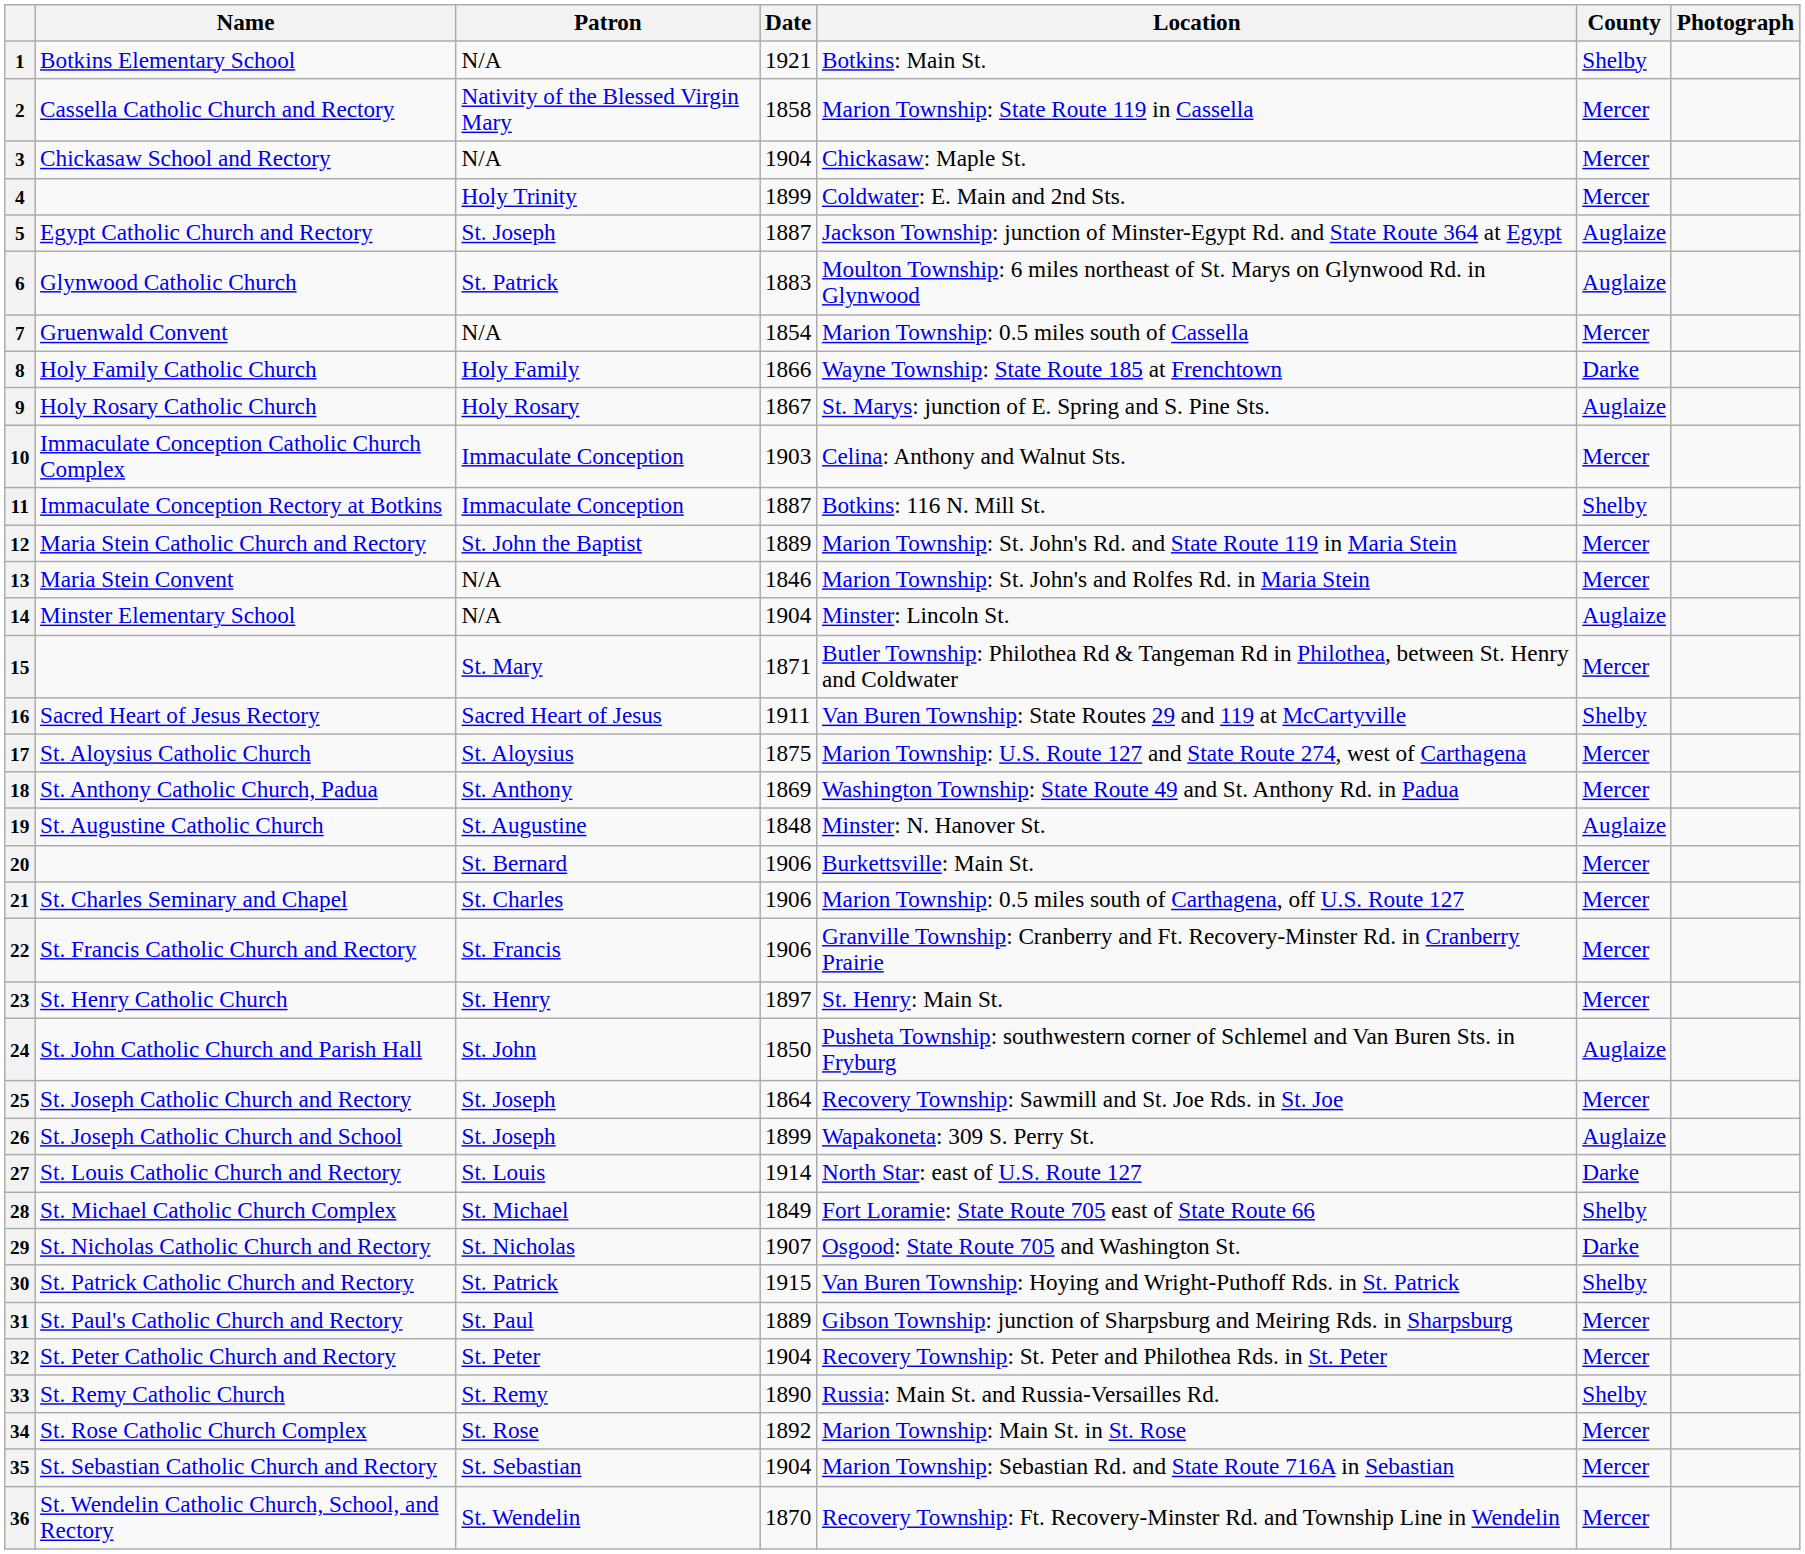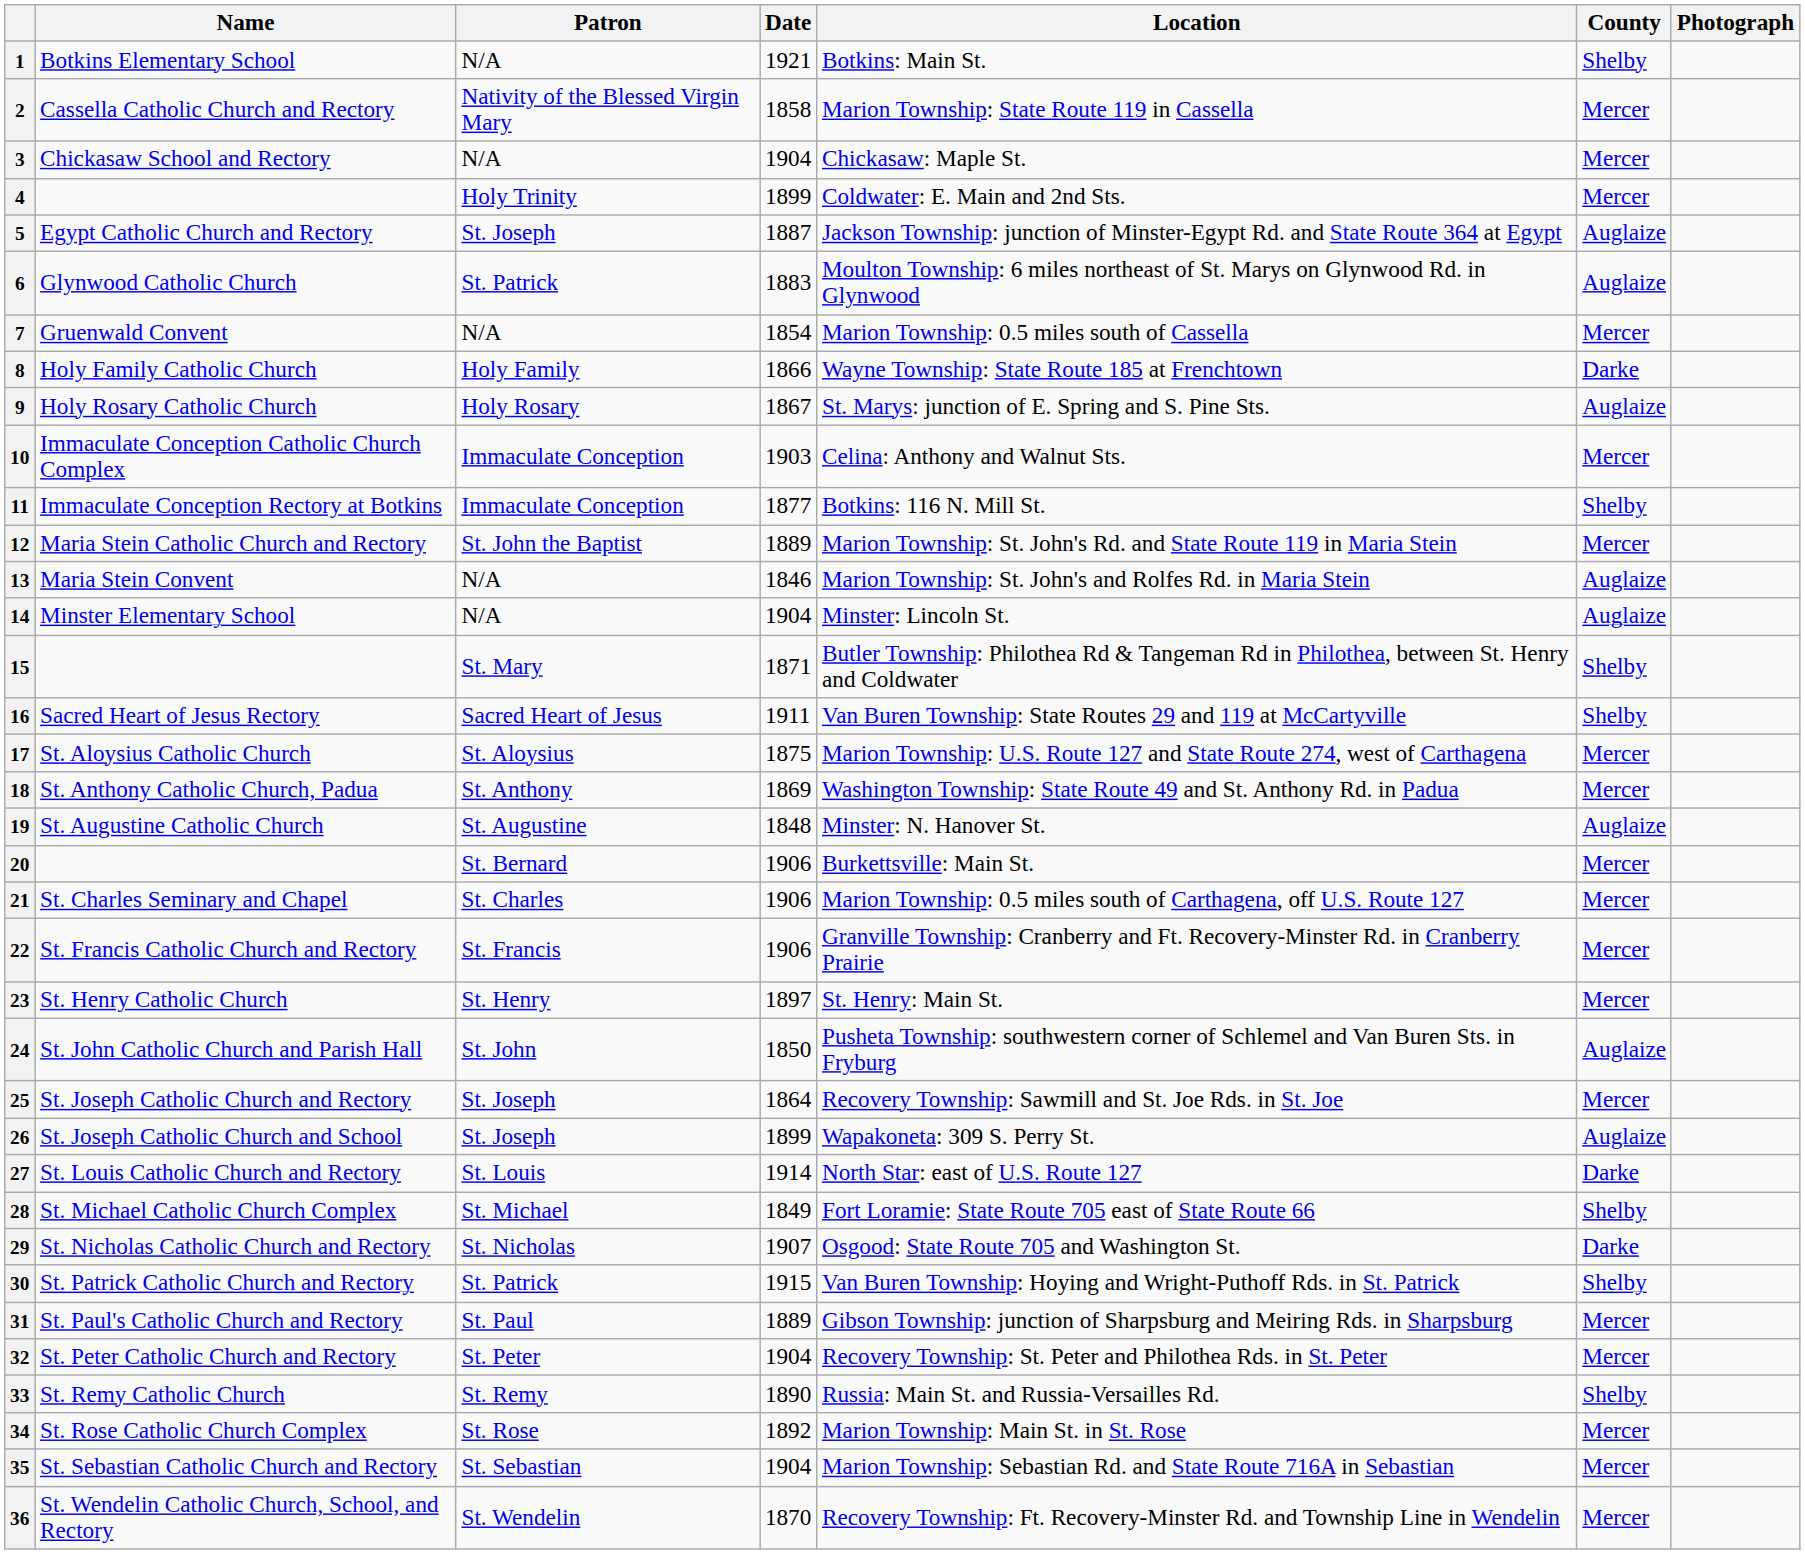(788, 505) 1887 -> (788, 505) 1877
(1616, 579) Mercer -> (1624, 579) Auglaize
(1616, 666) Mercer -> (1615, 666) Shelby
